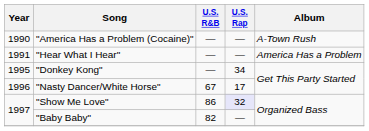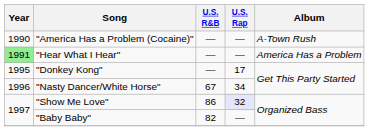(19, 54) no background -> (19, 54) lightgreen background
(240, 70) 34 -> (240, 70) 17
(240, 86) 17 -> (240, 86) 34
